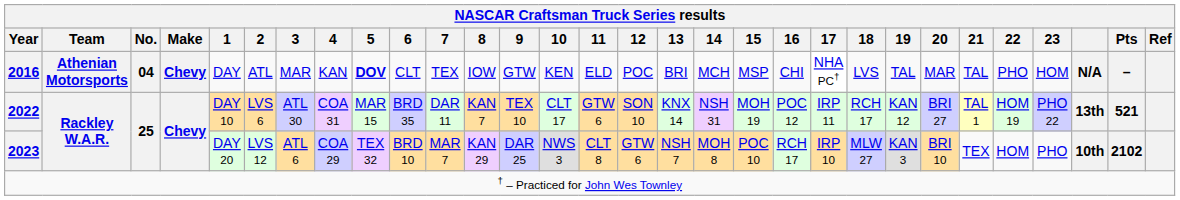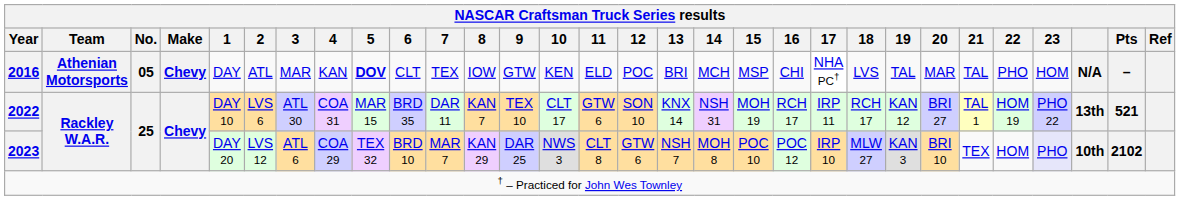(146, 71) 04 -> (146, 71) 05
(792, 111) POC 12 -> (792, 111) RCH 17
(792, 151) RCH 17 -> (792, 151) POC 12
(1052, 151) no background -> (1052, 151) lavender background
